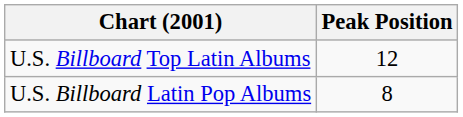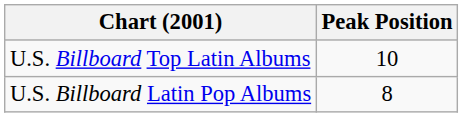(387, 58) 12 -> (387, 58) 10
